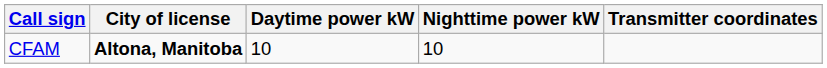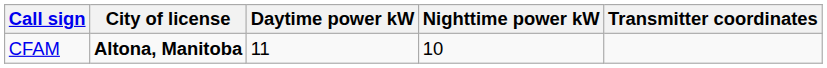(261, 48) 10 -> (260, 48) 11
